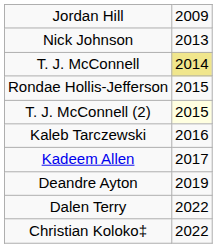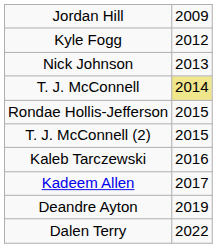+ row: (88, 40)
(192, 111) lightyellow background -> (192, 135) no background
- row: (88, 231)
